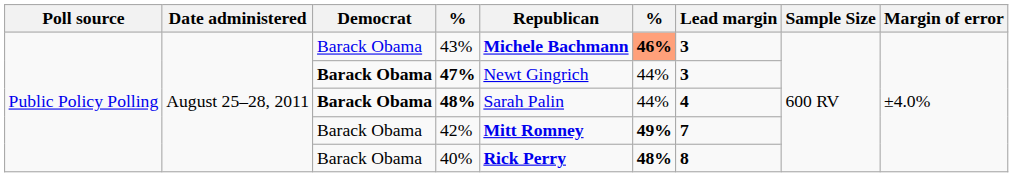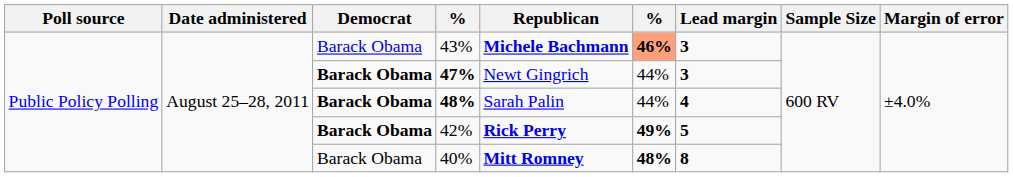(370, 130) normal -> (375, 130) bold
(533, 130) Mitt Romney -> (525, 130) Rick Perry
(684, 130) 7 -> (684, 130) 5
(525, 158) Rick Perry -> (533, 158) Mitt Romney
